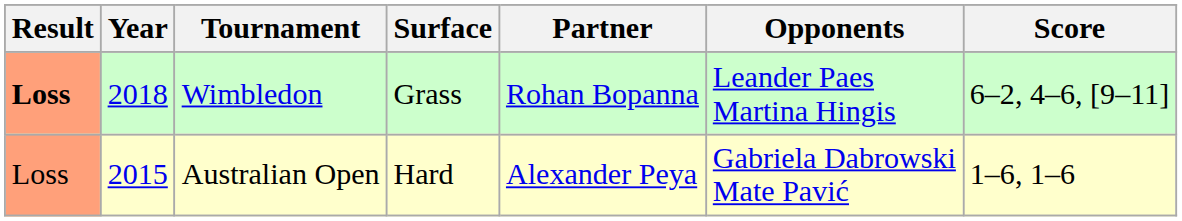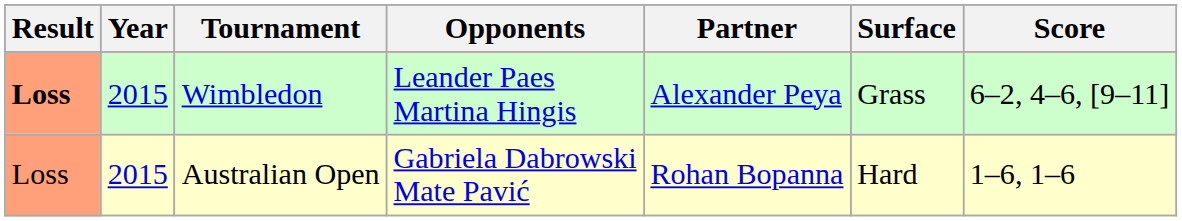columns swapped: (443, 28) <-> (834, 28)
(138, 92) 2018 -> (138, 92) 2015
(602, 92) Rohan Bopanna -> (746, 92) Alexander Peya
(602, 174) Alexander Peya -> (747, 174) Rohan Bopanna
